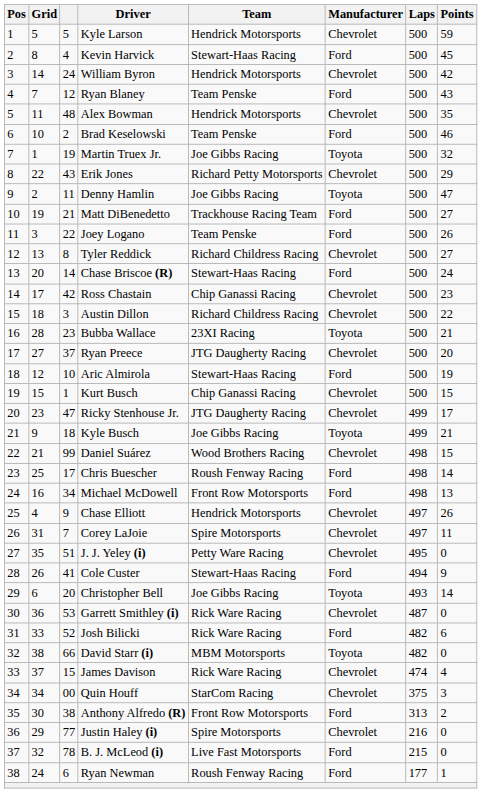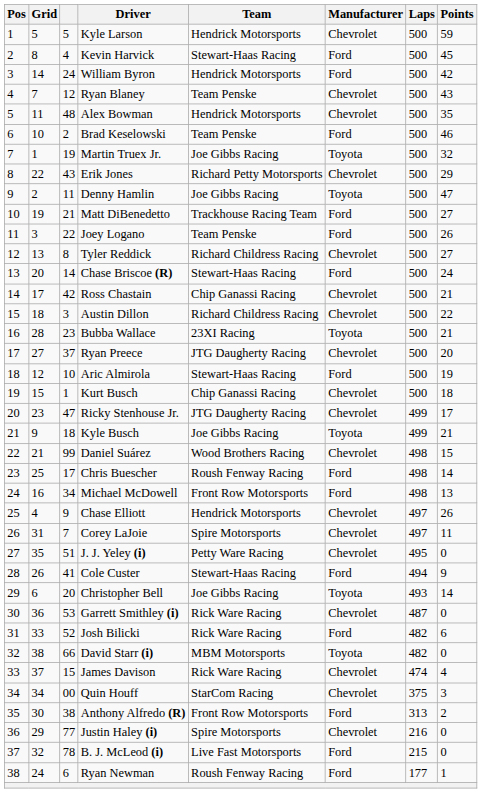(353, 73) Chevrolet -> (340, 73) Ford
(340, 93) Ford -> (353, 93) Chevrolet
(447, 293) 23 -> (447, 293) 21
(447, 393) 15 -> (447, 393) 18
